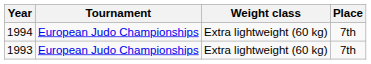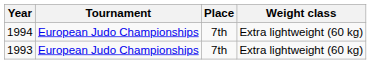columns swapped: (348, 13) <-> (266, 13)
